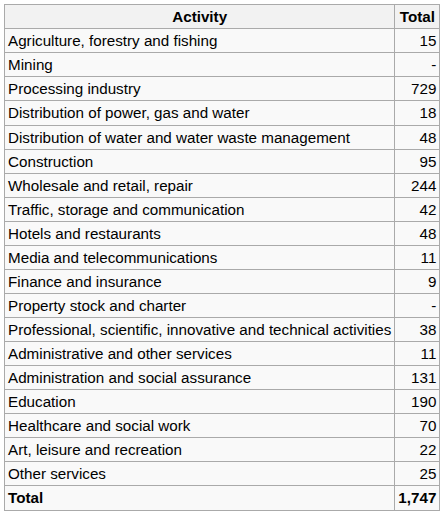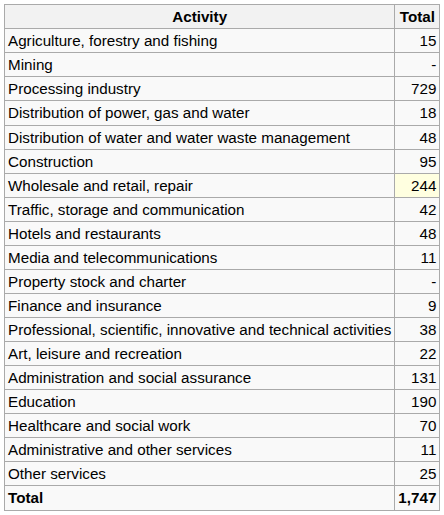(424, 185) no background -> (424, 185) lightyellow background
rows swapped: (85, 281) <-> (97, 305)
rows swapped: (120, 354) <-> (95, 450)
